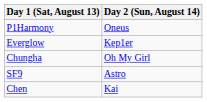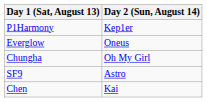(117, 27) Oneus -> (118, 27) Kep1er
(118, 43) Kep1er -> (117, 43) Oneus
